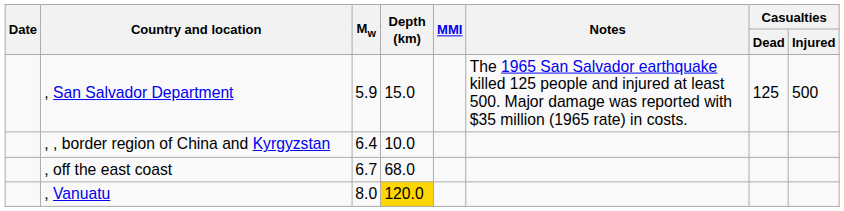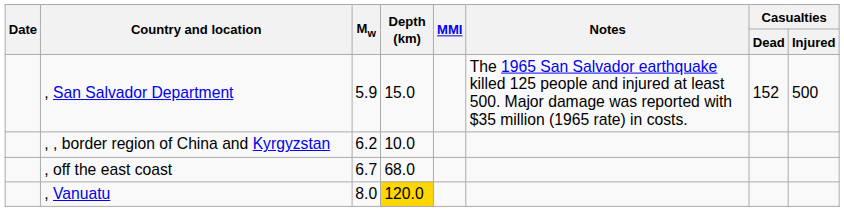(766, 93) 125 -> (766, 93) 152
(366, 144) 6.4 -> (366, 144) 6.2
